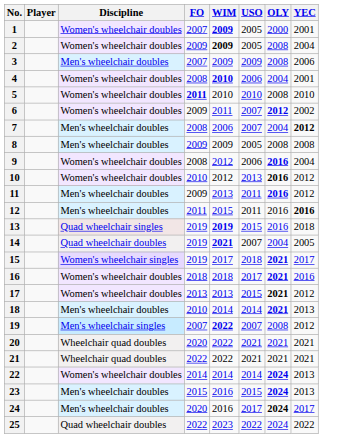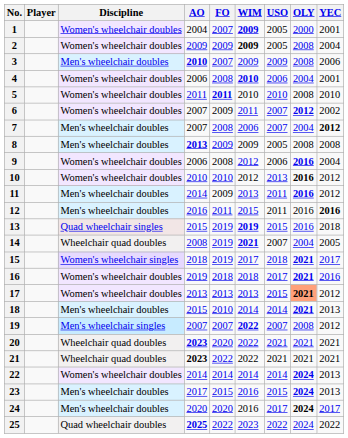+ column: (197, 12)
(113, 243) Quad wheelchair doubles -> (113, 243) Wheelchair quad doubles
(278, 293) no background -> (303, 293) lightsalmon background
